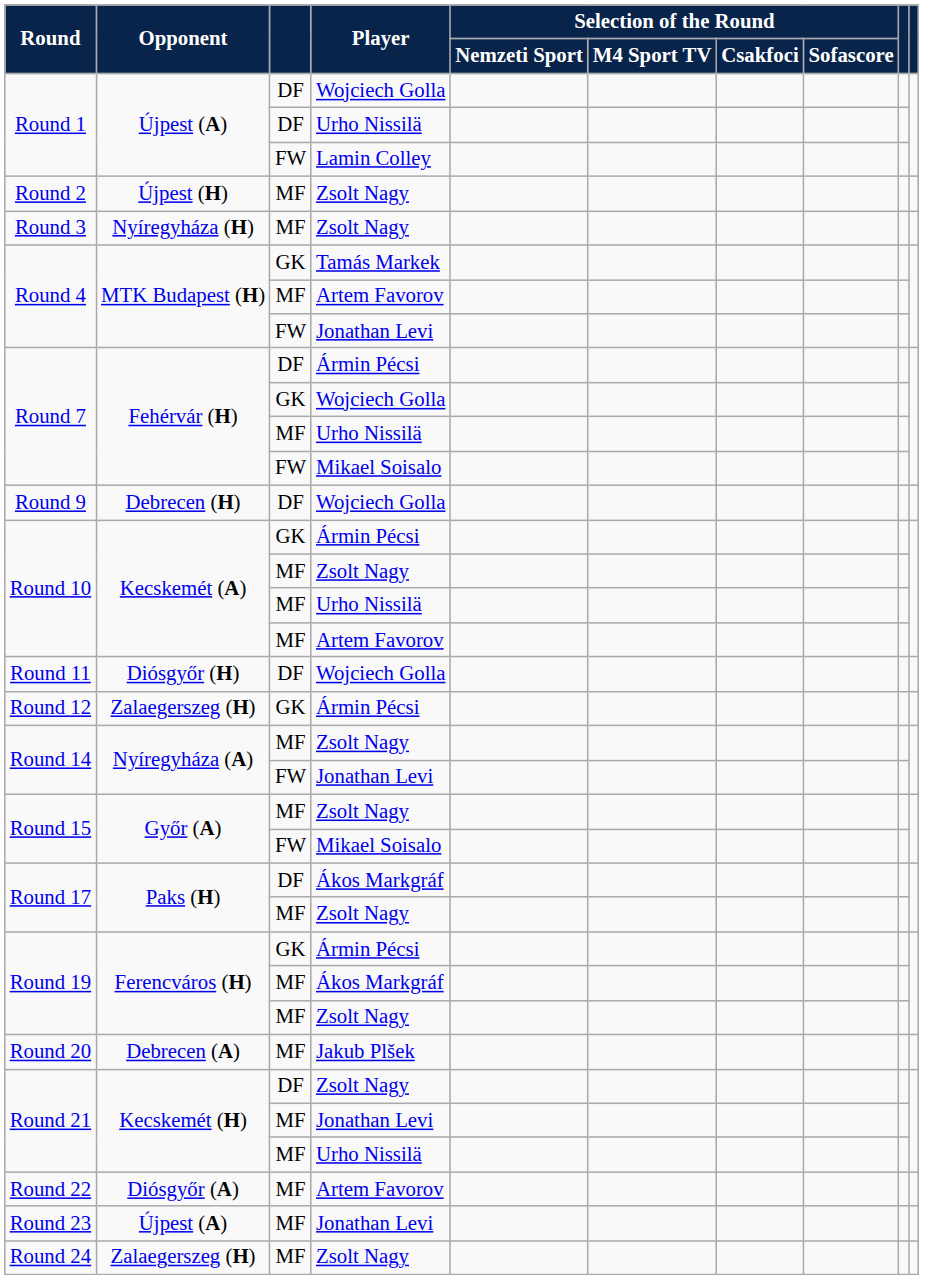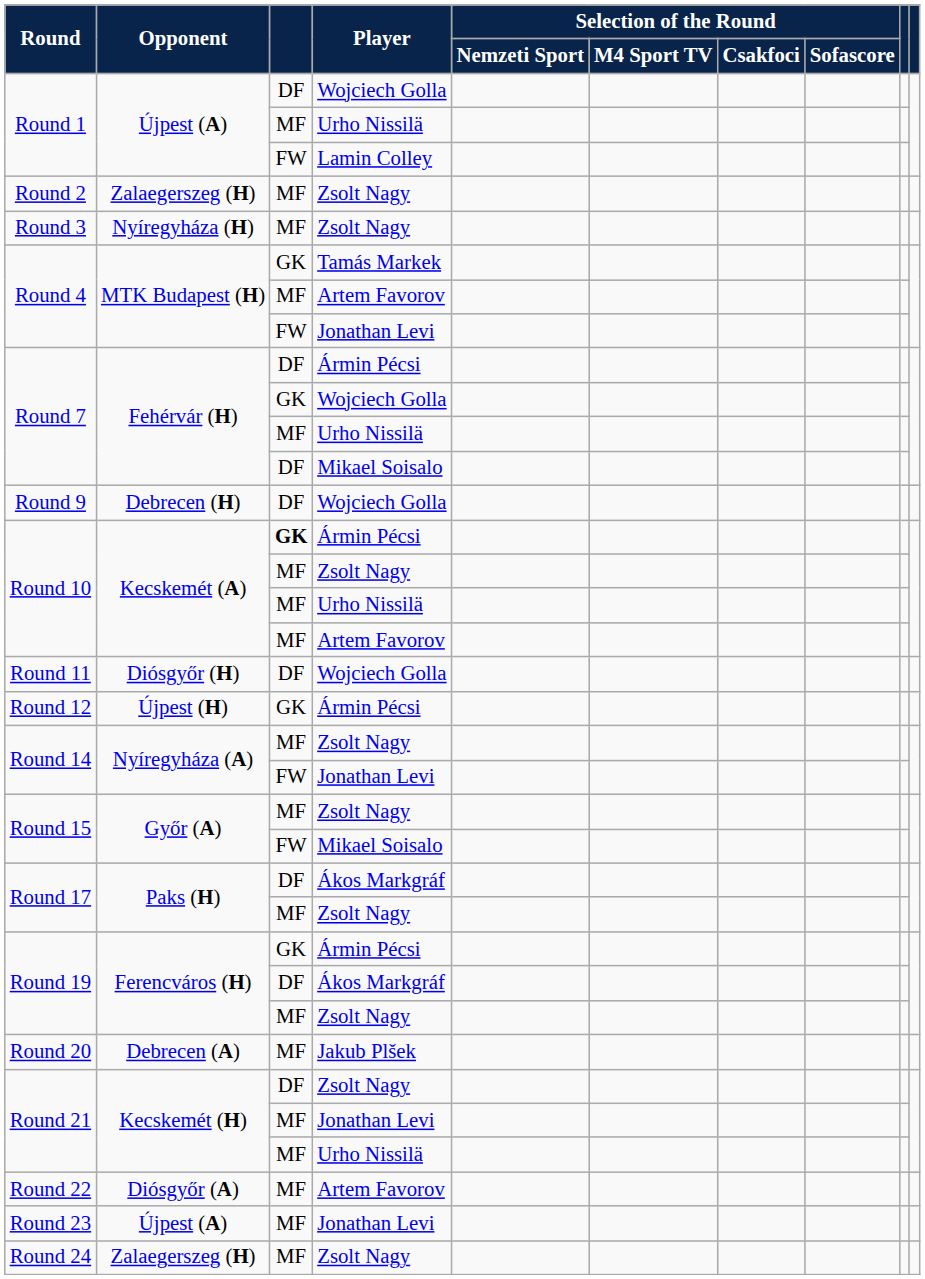(291, 124) DF -> (291, 124) MF
(183, 192) Újpest (H) -> (183, 192) Zalaegerszeg (H)
(291, 467) FW -> (291, 467) DF
(291, 536) normal -> (291, 536) bold
(183, 707) Zalaegerszeg (H) -> (183, 707) Újpest (H)
(291, 982) MF -> (291, 982) DF
